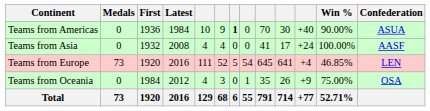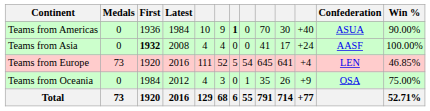columns swapped: (337, 13) <-> (391, 13)
(150, 47) normal -> (150, 47) bold
